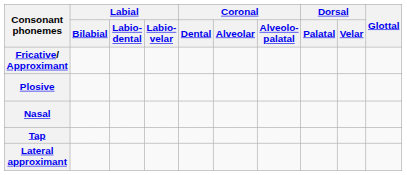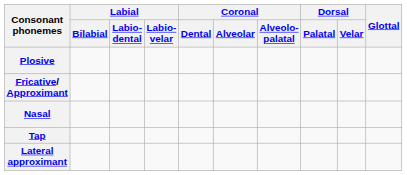rows swapped: (37, 87) <-> (37, 60)
